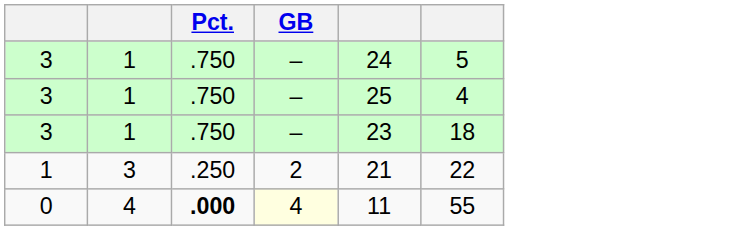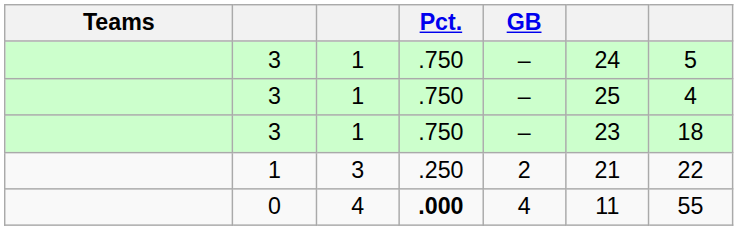+ column: (119, 22)
(296, 206) lightyellow background -> (524, 206) no background
